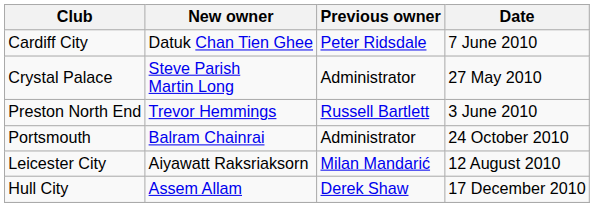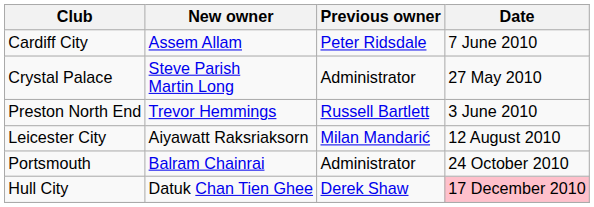(231, 42) Datuk Chan Tien Ghee -> (195, 42) Assem Allam
rows swapped: (57, 163) <-> (50, 138)
(195, 189) Assem Allam -> (231, 189) Datuk Chan Tien Ghee
(517, 189) no background -> (517, 189) pink background
